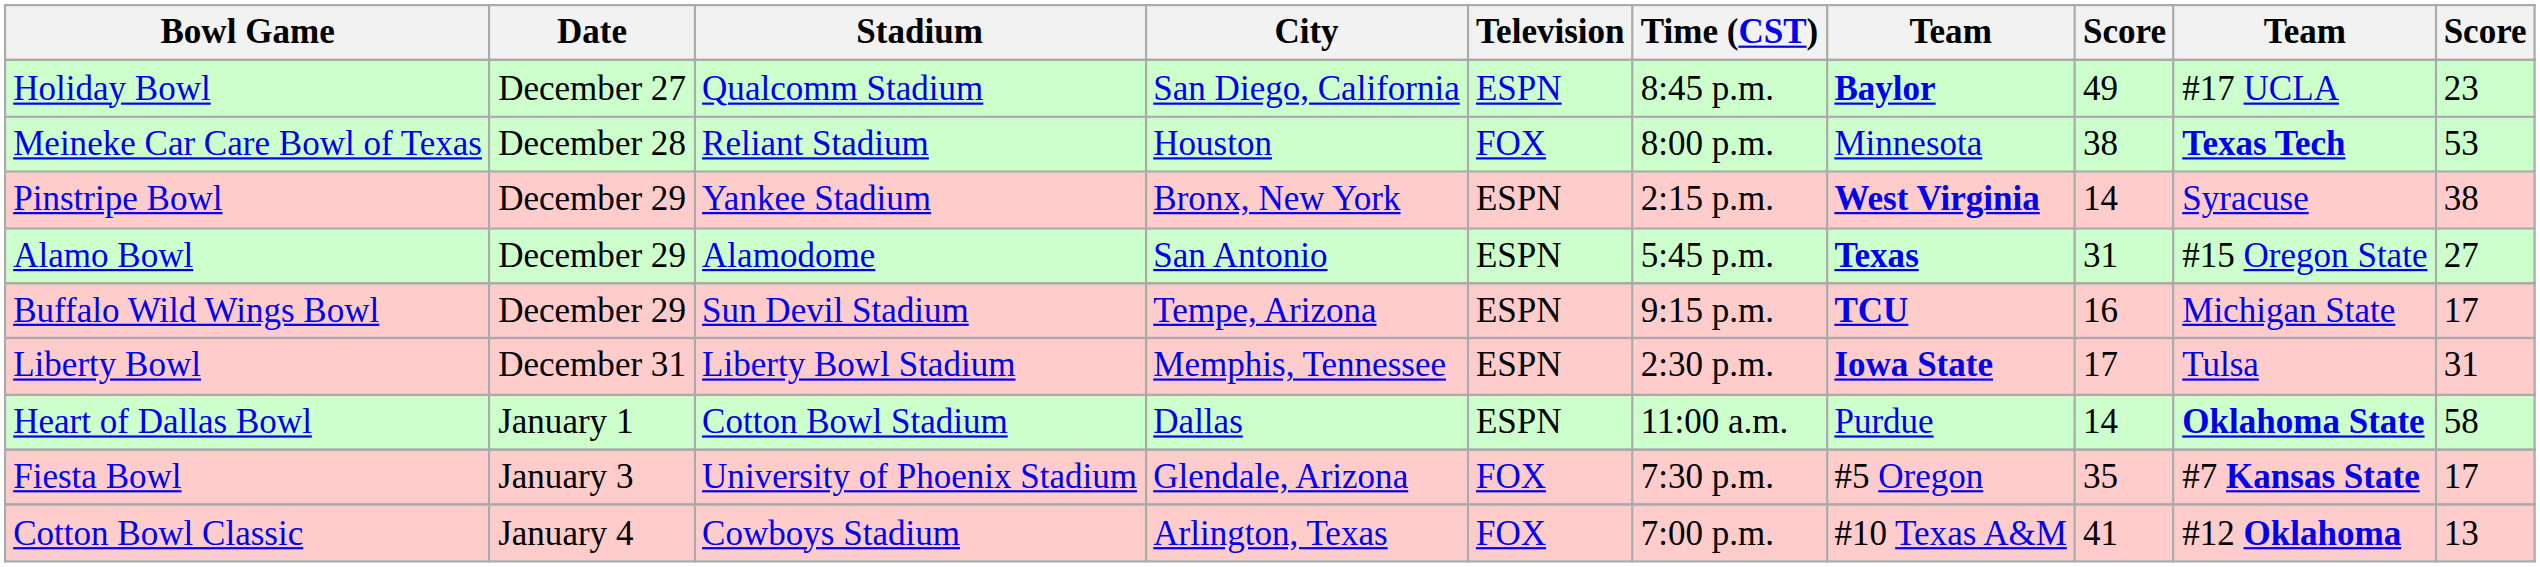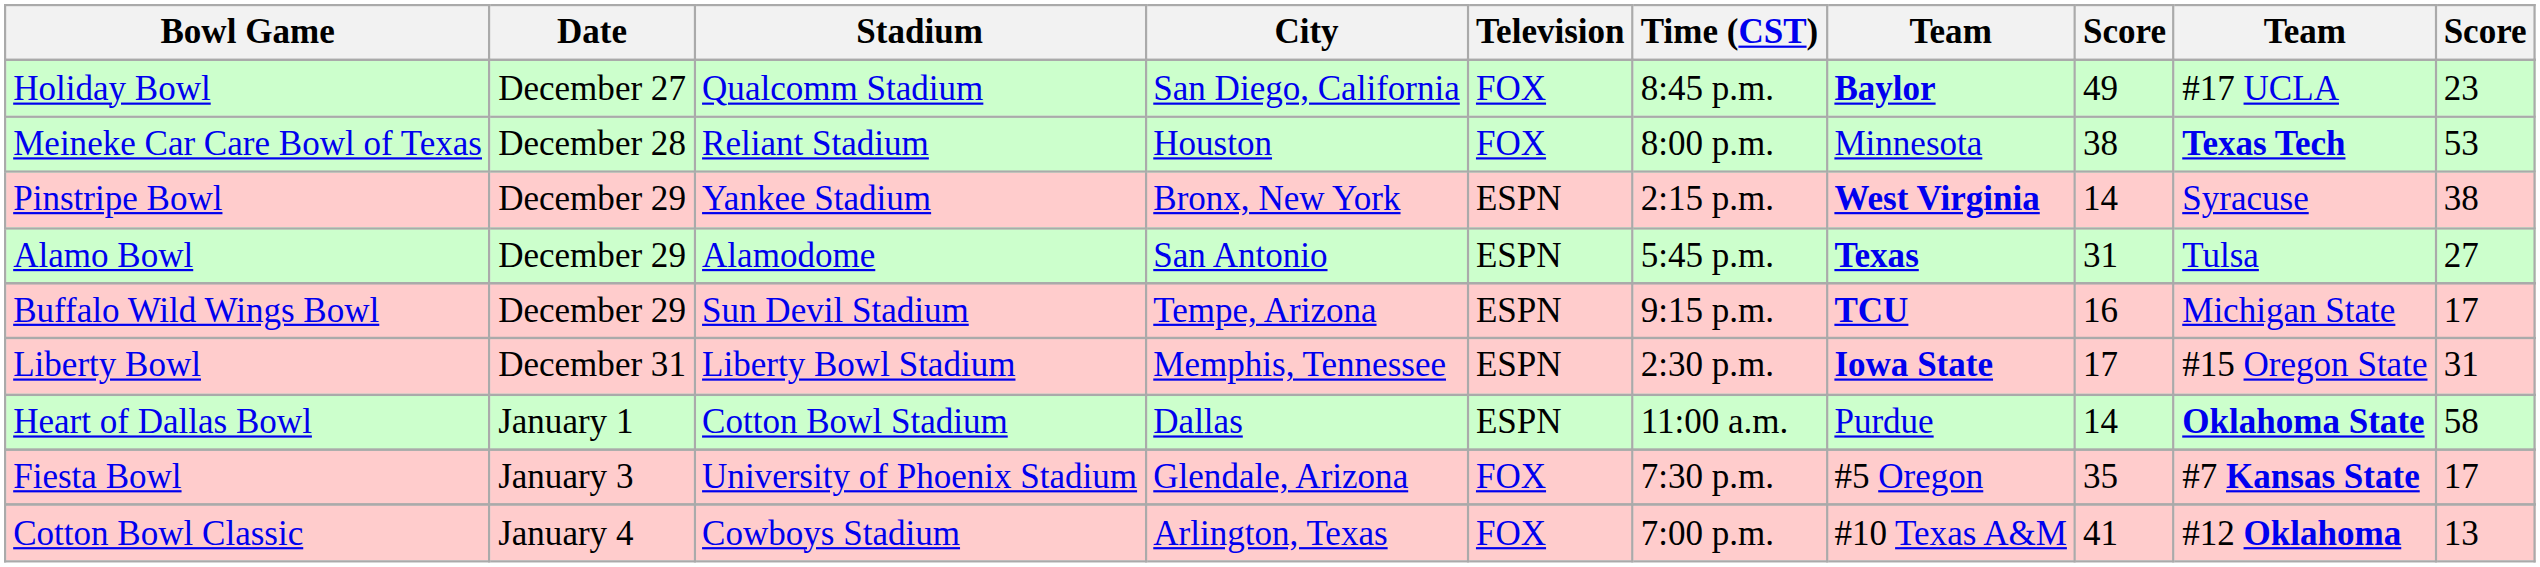(1519, 87) ESPN -> (1511, 87) FOX
(2305, 254) #15 Oregon State -> (2221, 254) Tulsa
(2221, 365) Tulsa -> (2305, 365) #15 Oregon State
